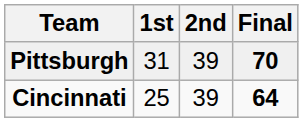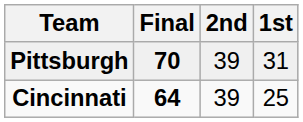columns swapped: (157, 23) <-> (265, 23)
